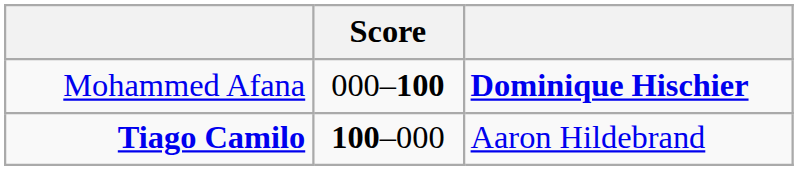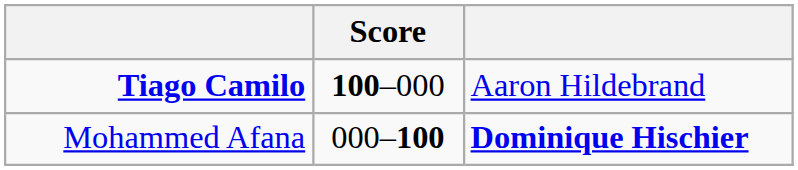rows swapped: (184, 85) <-> (212, 138)
